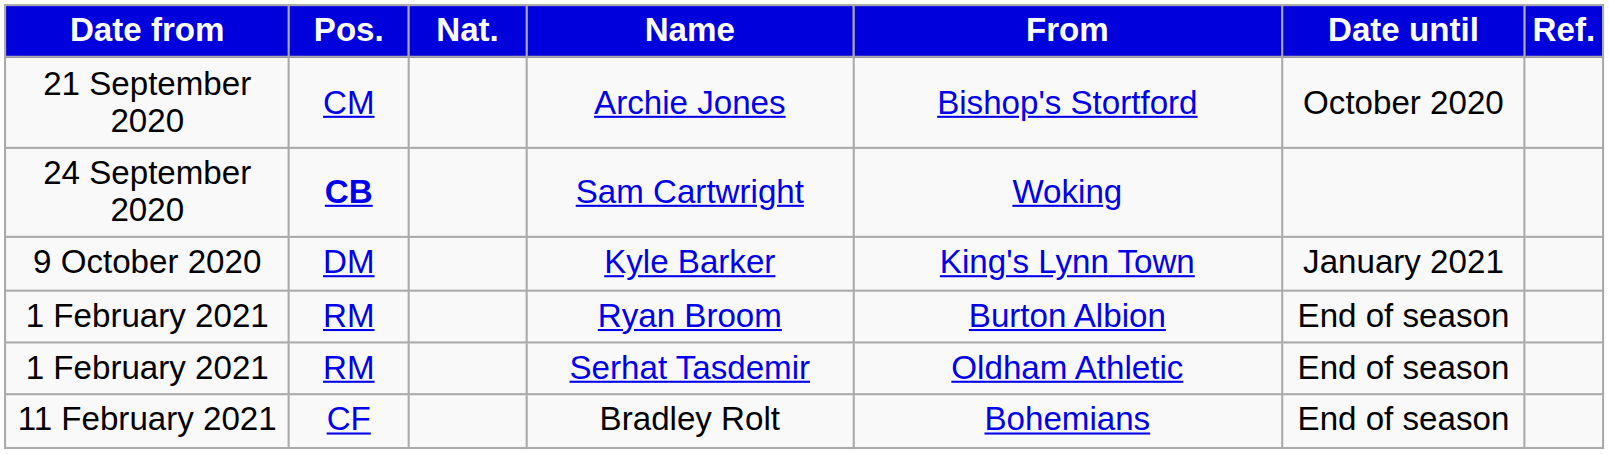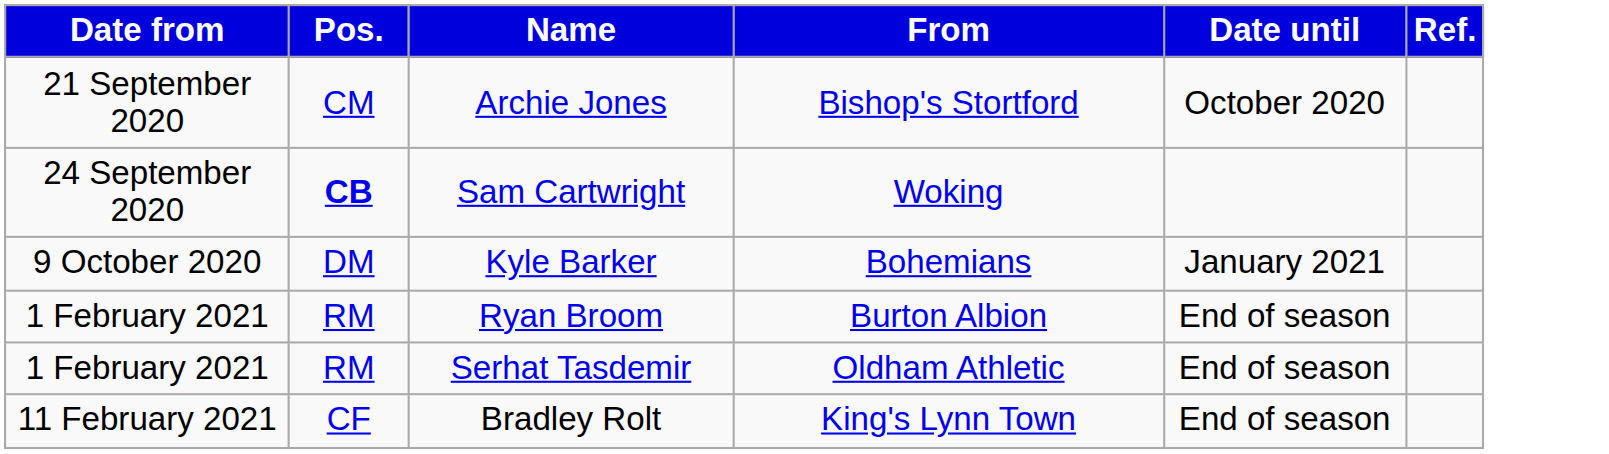- column: (468, 30)
(1067, 262) King's Lynn Town -> (949, 262) Bohemians
(1067, 420) Bohemians -> (949, 420) King's Lynn Town
